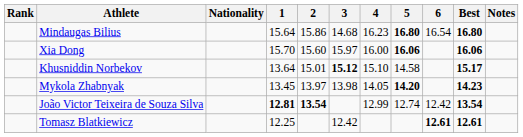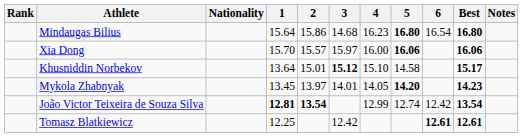(313, 50) 15.60 -> (313, 50) 15.57
(344, 86) 13.98 -> (344, 86) 14.01
